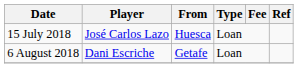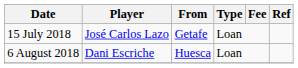(193, 33) Huesca -> (191, 33) Getafe
(191, 53) Getafe -> (193, 53) Huesca
